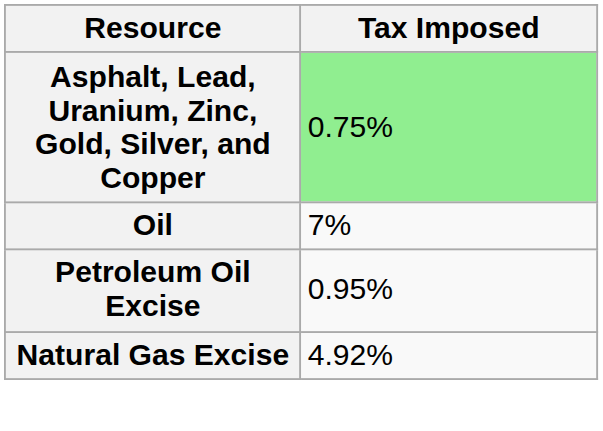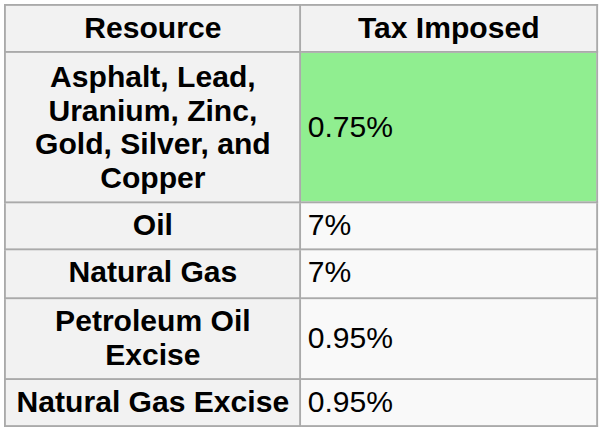+ row: (153, 272)
(350, 354) 4.92% -> (350, 402) 0.95%
